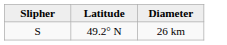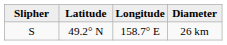+ column: (140, 13)
